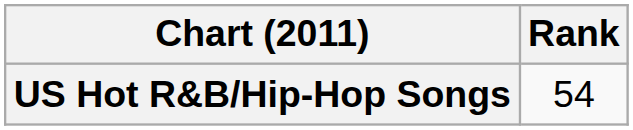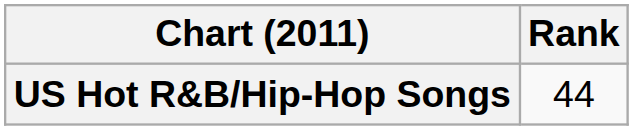(574, 93) 54 -> (574, 93) 44
